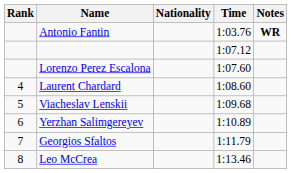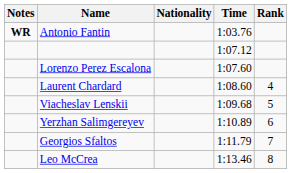columns swapped: (20, 13) <-> (270, 13)
